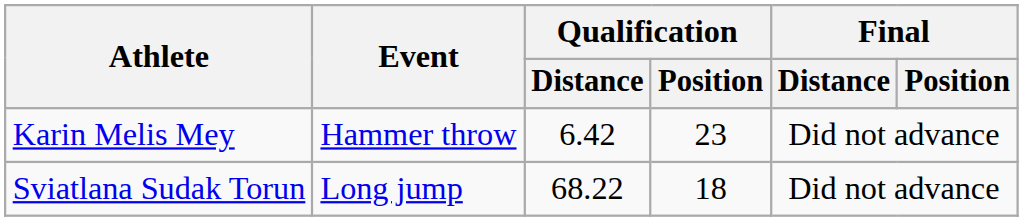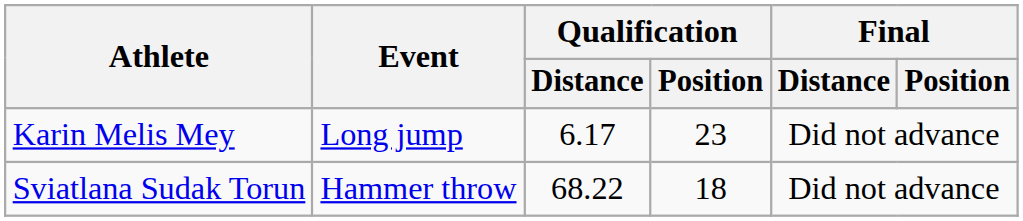(418, 135) Hammer throw -> (392, 135) Long jump
(587, 135) 6.42 -> (587, 135) 6.17
(392, 188) Long jump -> (418, 188) Hammer throw
